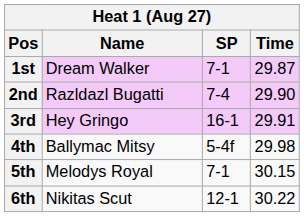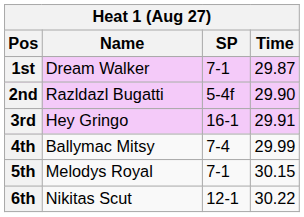(218, 95) 7-4 -> (220, 95) 5-4f
(220, 146) 5-4f -> (218, 146) 7-4
(275, 146) 29.98 -> (275, 146) 29.99
